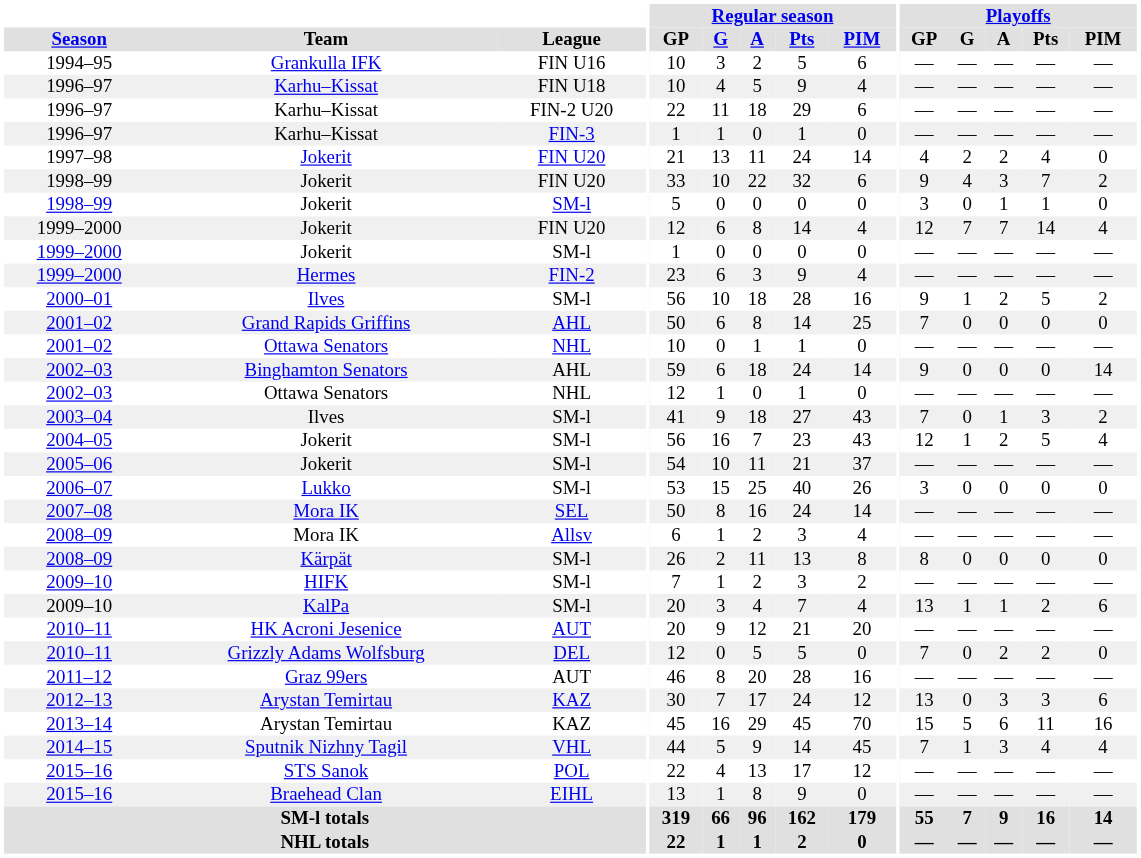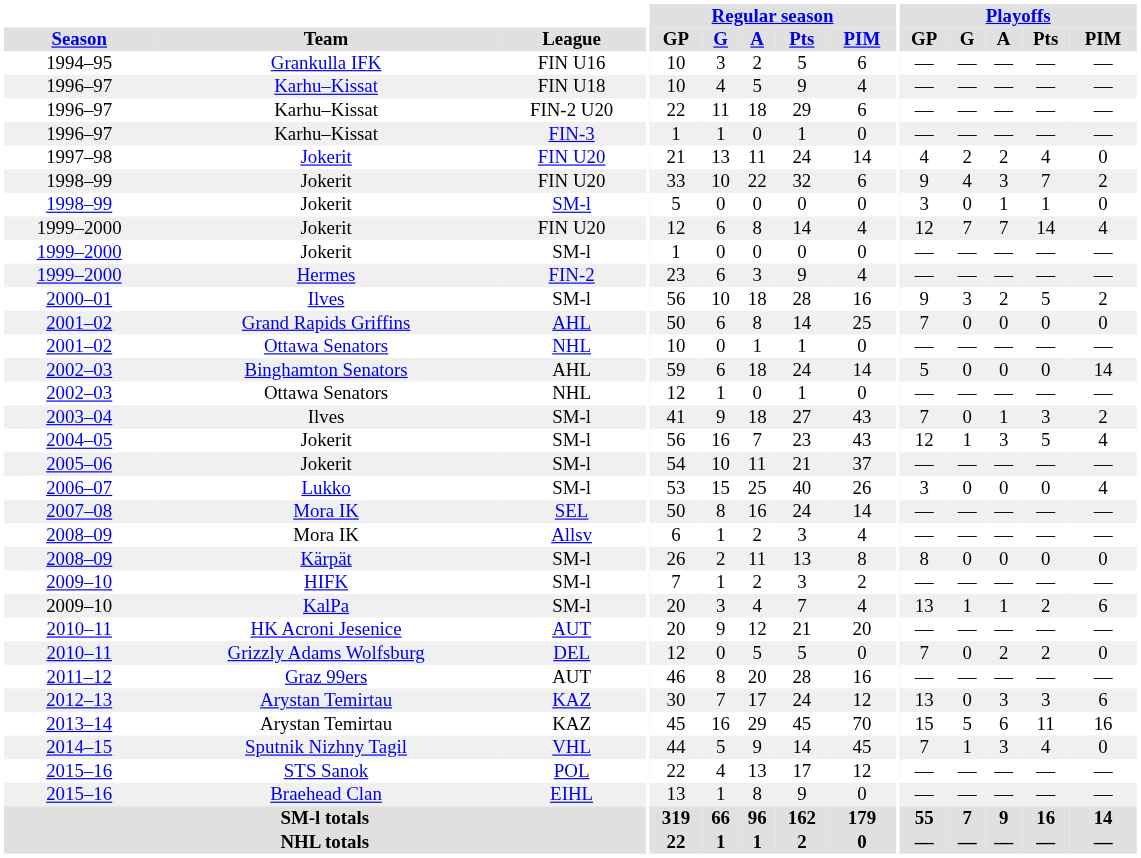(967, 298) 1 -> (967, 298) 3
(924, 369) 9 -> (924, 369) 5
(1004, 440) 2 -> (1004, 440) 3
(1103, 487) 0 -> (1103, 487) 4
(1103, 747) 4 -> (1103, 747) 0
